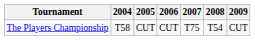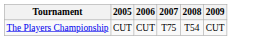- column: (122, 12)
